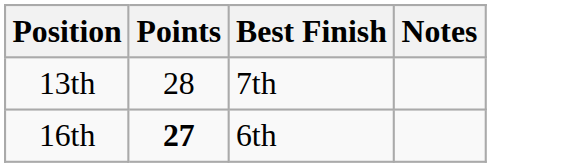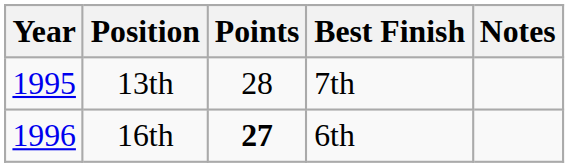+ column: (44, 30)
